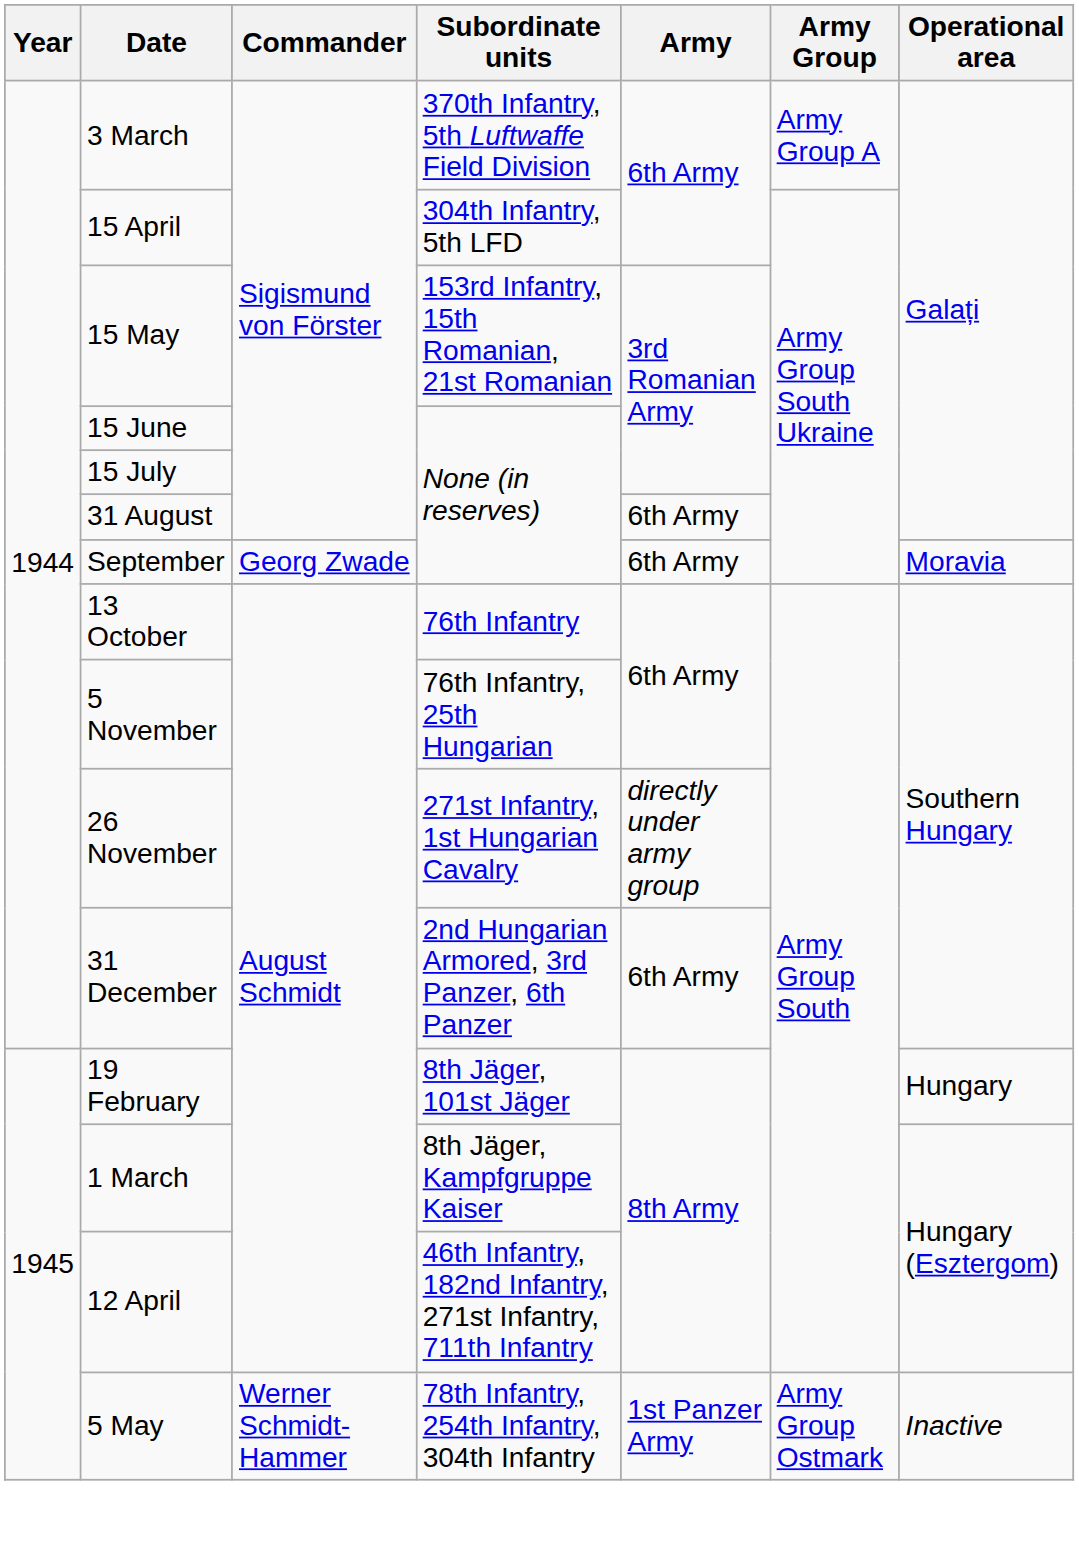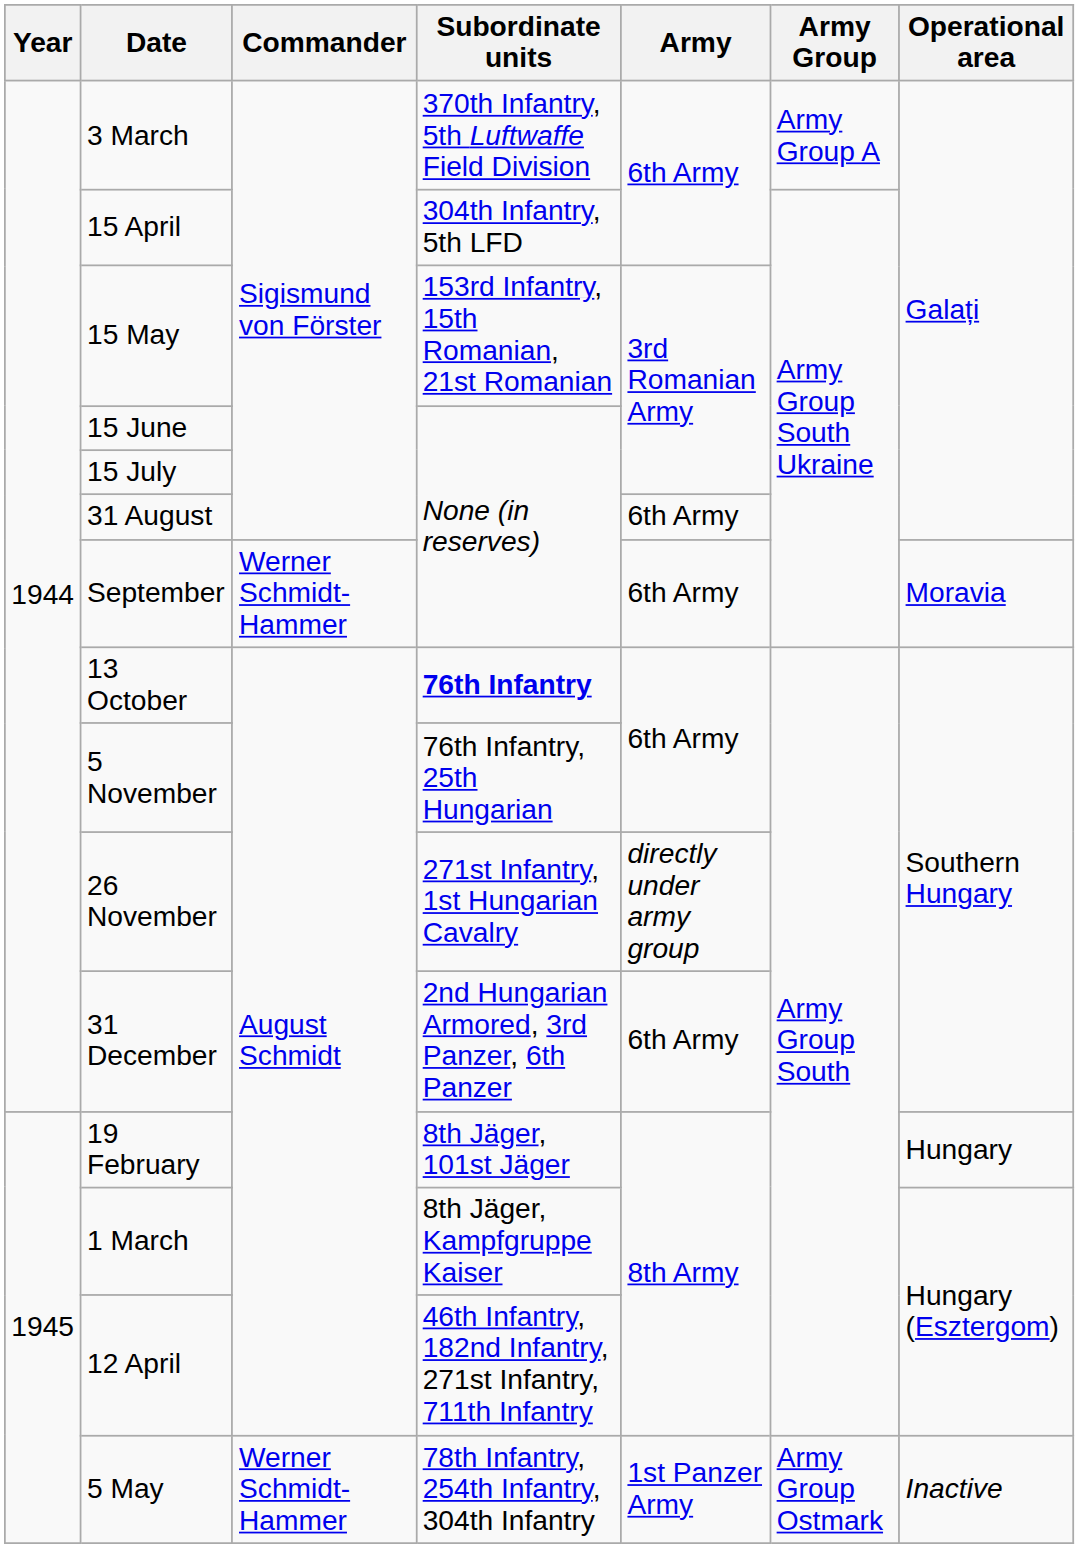(324, 561) Georg Zwade -> (295, 592) Werner Schmidt-Hammer
(501, 621) normal -> (507, 685) bold
